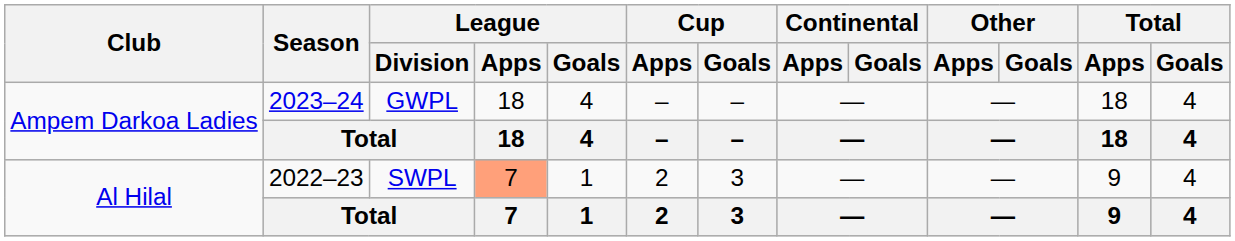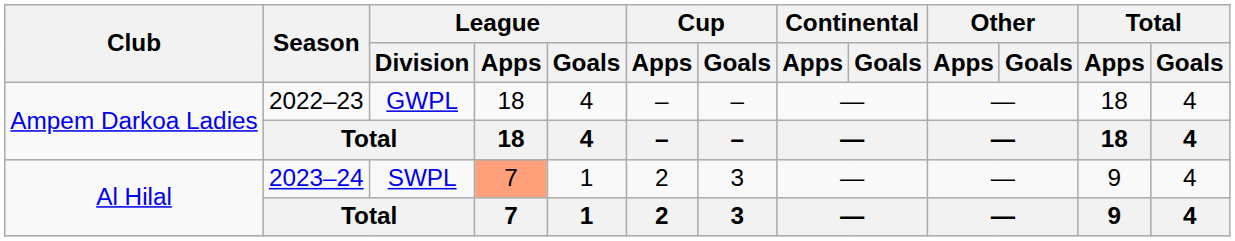(316, 100) 2023–24 -> (316, 100) 2022–23
(316, 178) 2022–23 -> (316, 178) 2023–24
